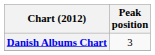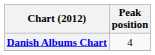(130, 42) 3 -> (130, 42) 4
